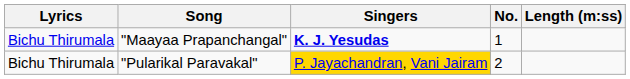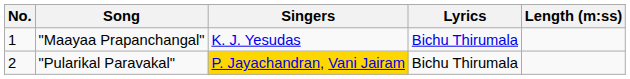columns swapped: (506, 16) <-> (61, 16)
(341, 40) bold -> (256, 40) normal
